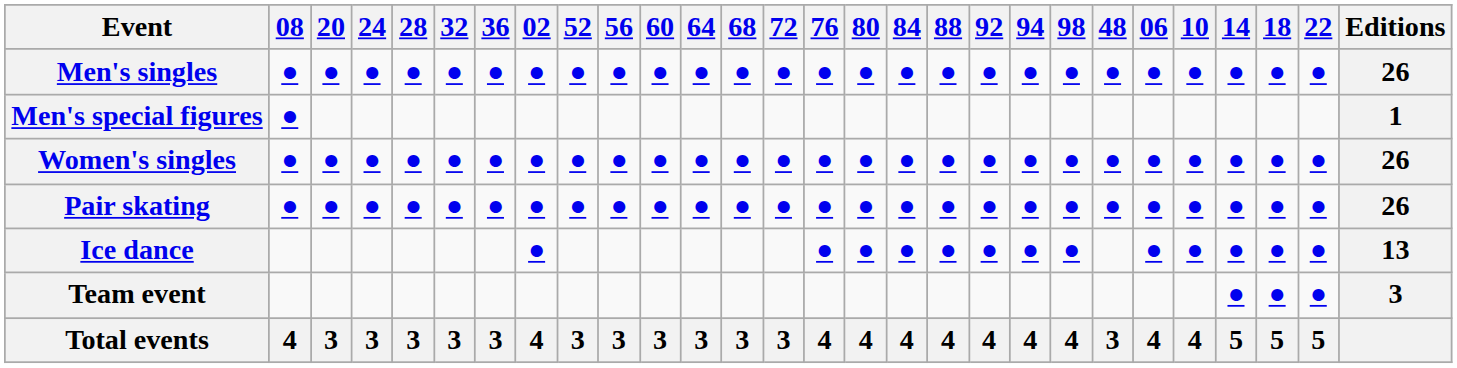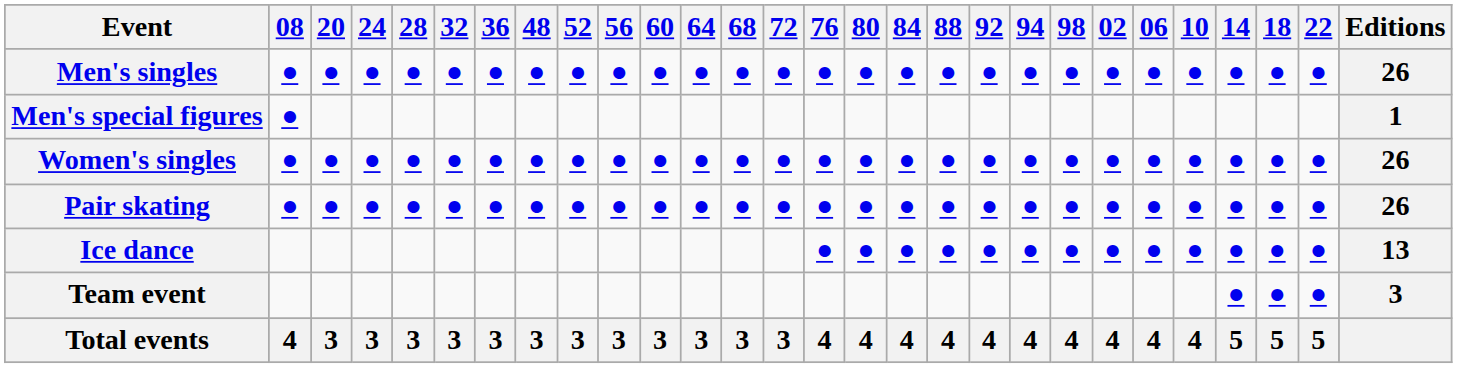columns swapped: (1113, 26) <-> (537, 26)
